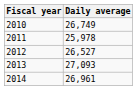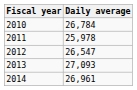(80, 25) 26,749 -> (80, 25) 26,784
(80, 52) 26,527 -> (80, 52) 26,547
